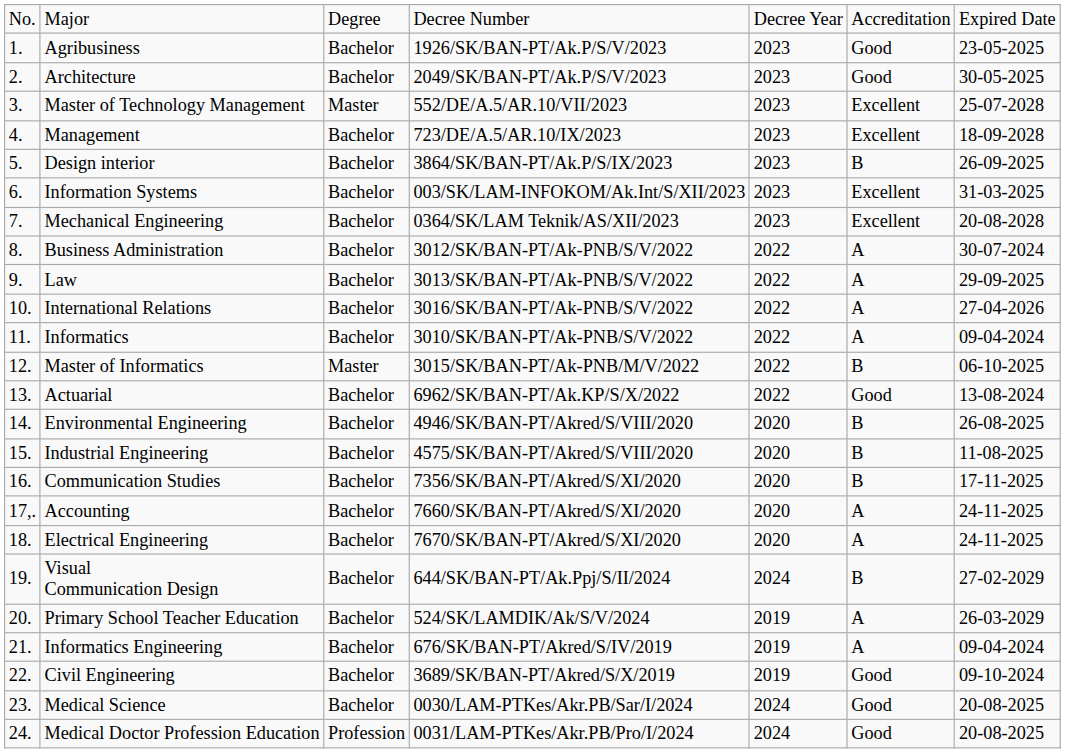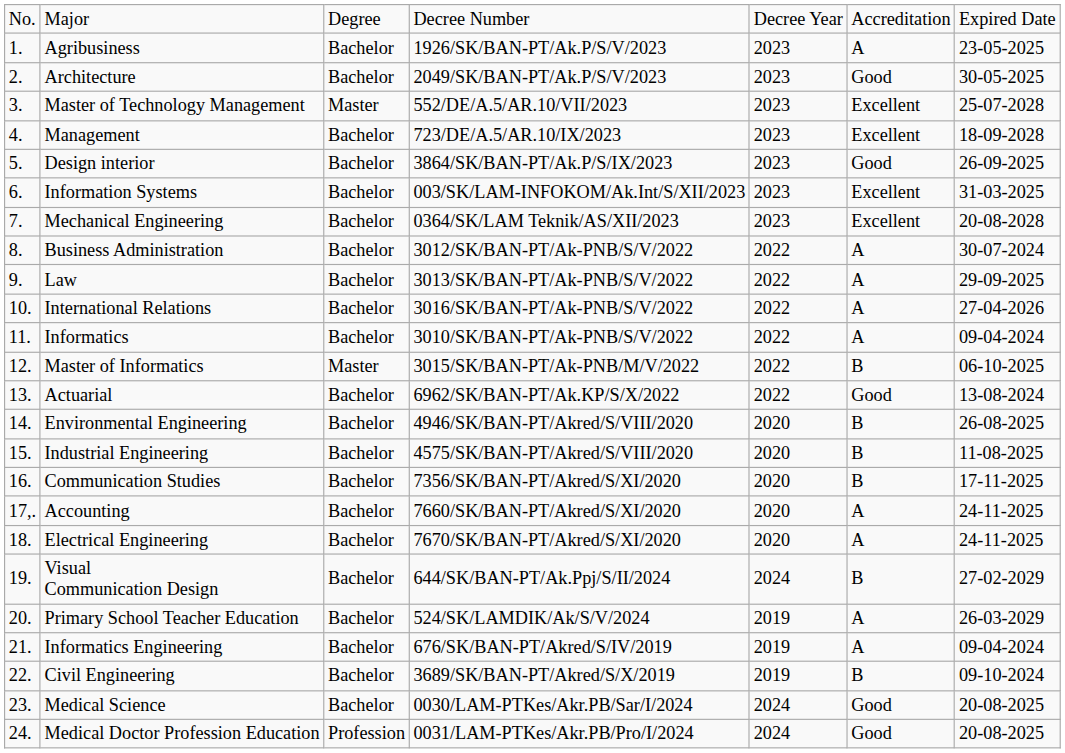(872, 47) Good -> (858, 47) A
(857, 163) B -> (872, 163) Good
(872, 675) Good -> (857, 675) B
